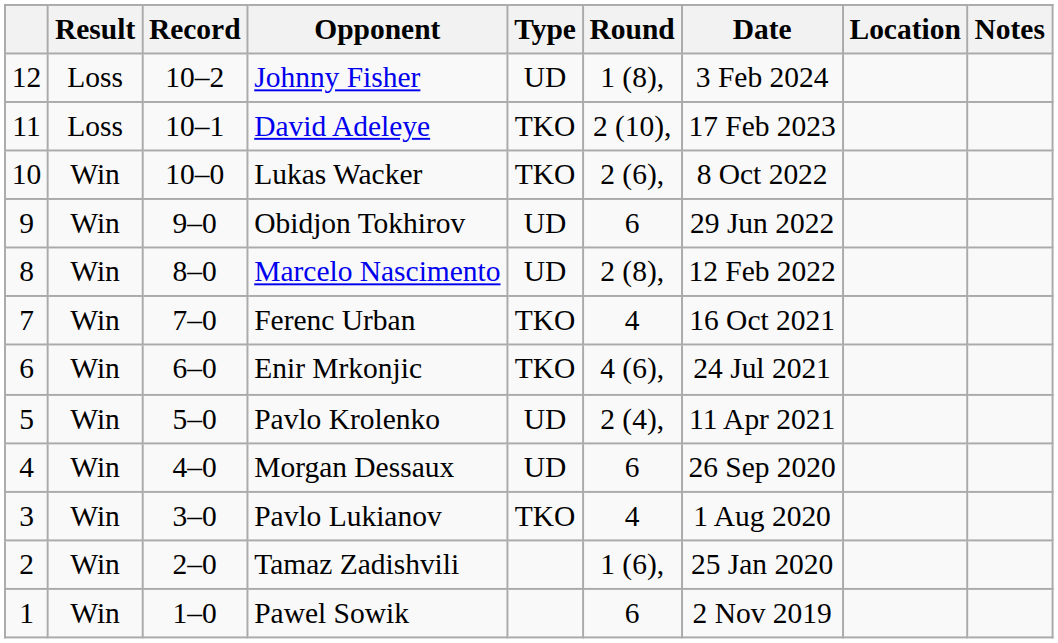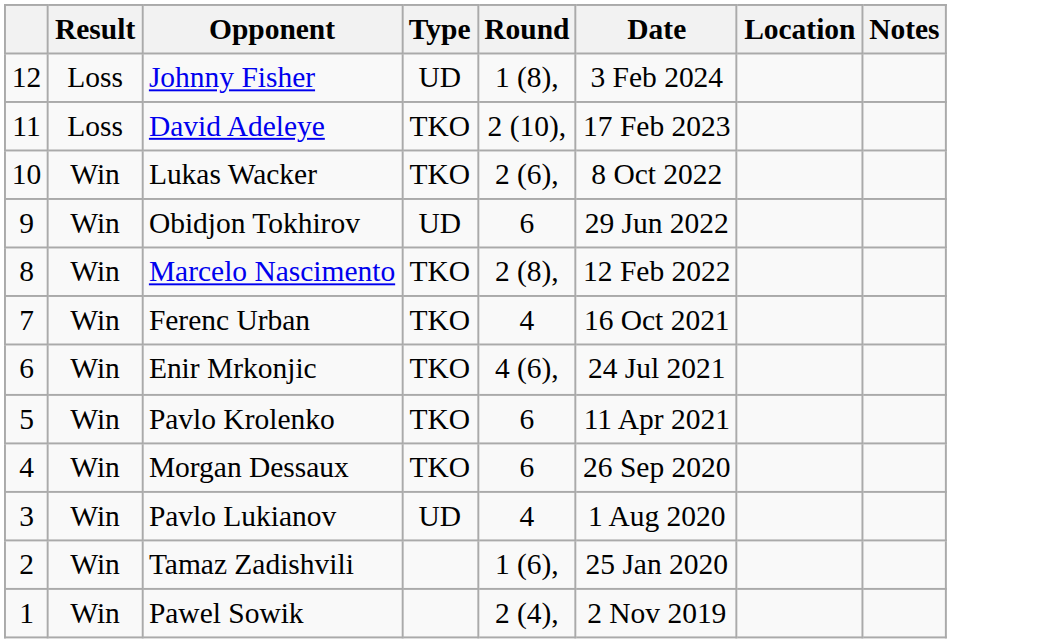- column: (195, 28)
(545, 272) UD -> (440, 272) TKO
(545, 417) UD -> (440, 417) TKO
(632, 417) 2 (4), -> (527, 417) 6
(545, 466) UD -> (440, 466) TKO
(545, 515) TKO -> (440, 515) UD
(632, 612) 6 -> (527, 612) 2 (4),
